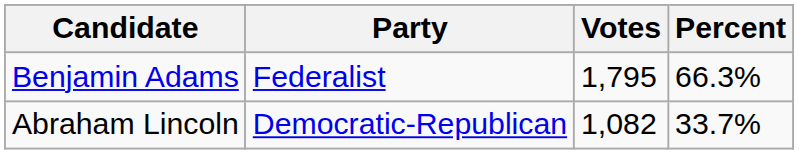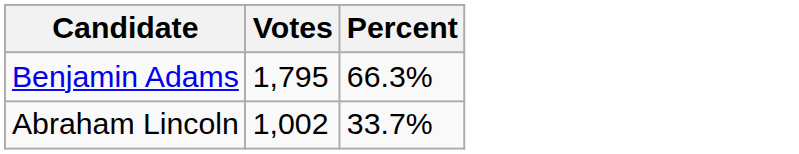- column: (410, 28)
(619, 124) 1,082 -> (291, 124) 1,002
